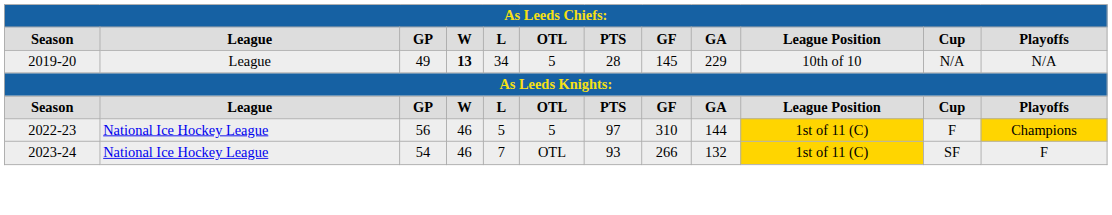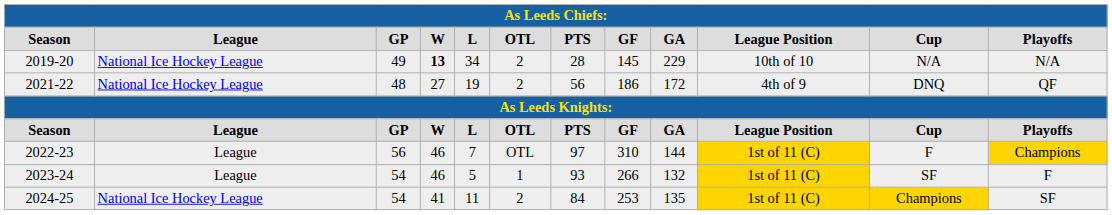(250, 61) League -> (180, 61) National Ice Hockey League
(552, 61) 5 -> (520, 61) 2
+ row: (49, 84)
(186, 130) National Ice Hockey League -> (235, 152) League
(501, 130) 5 -> (472, 152) 7
(552, 130) 5 -> (520, 152) OTL
(186, 152) National Ice Hockey League -> (235, 175) League
(501, 152) 7 -> (472, 175) 5
(552, 152) OTL -> (520, 175) 1
+ row: (49, 198)
